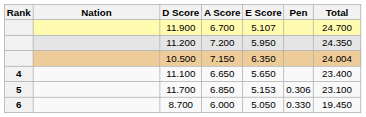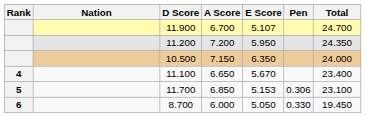(337, 58) 24.004 -> (337, 58) 24.000
(263, 73) 5.650 -> (263, 73) 5.670
